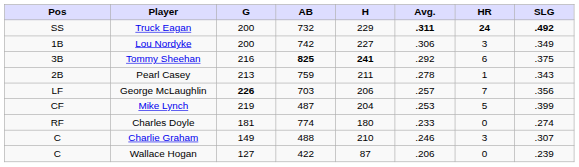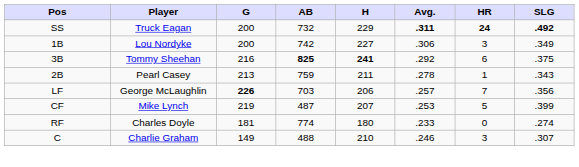(365, 106) 204 -> (365, 106) 207
- row: (163, 153)
